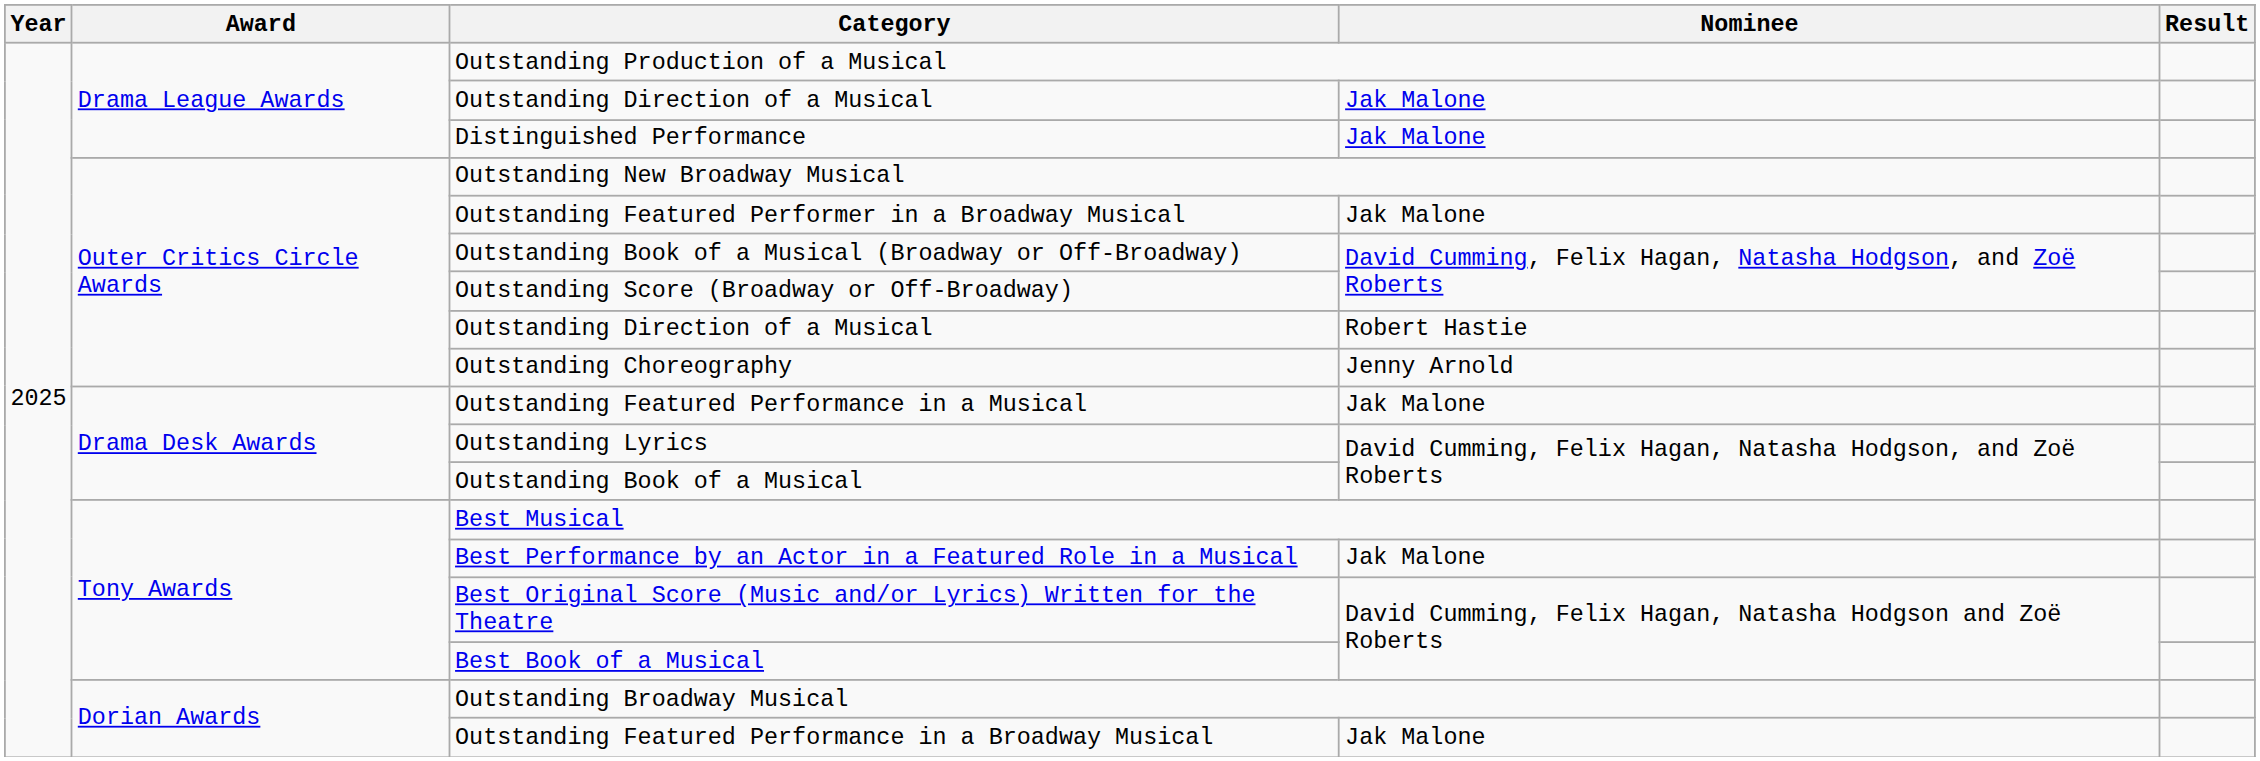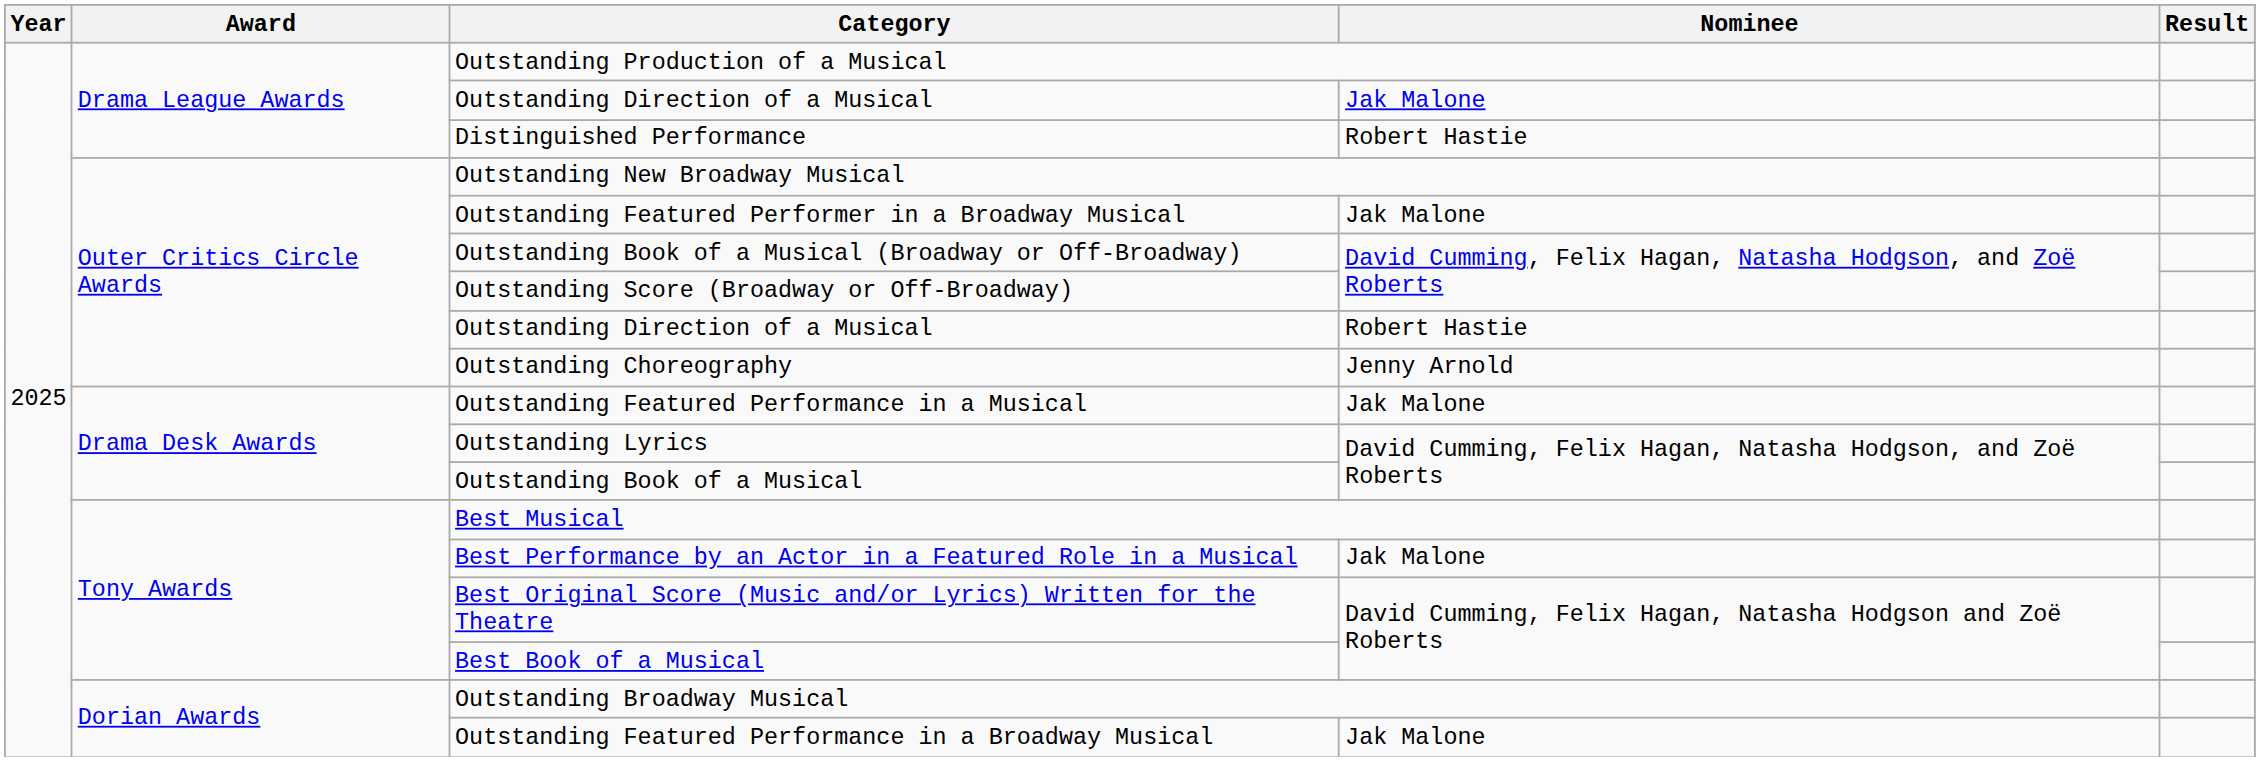(1415, 138) Jak Malone -> (1436, 138) Robert Hastie
